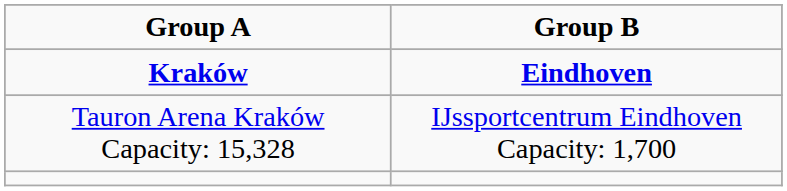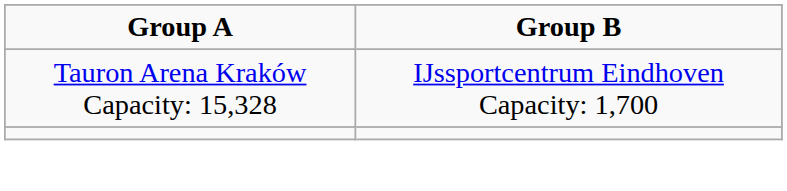- row: (198, 71)
